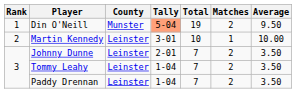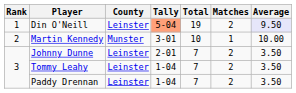(126, 25) Munster -> (128, 25) Leinster
(271, 25) no background -> (271, 25) lavender background
(128, 39) Leinster -> (126, 39) Munster
